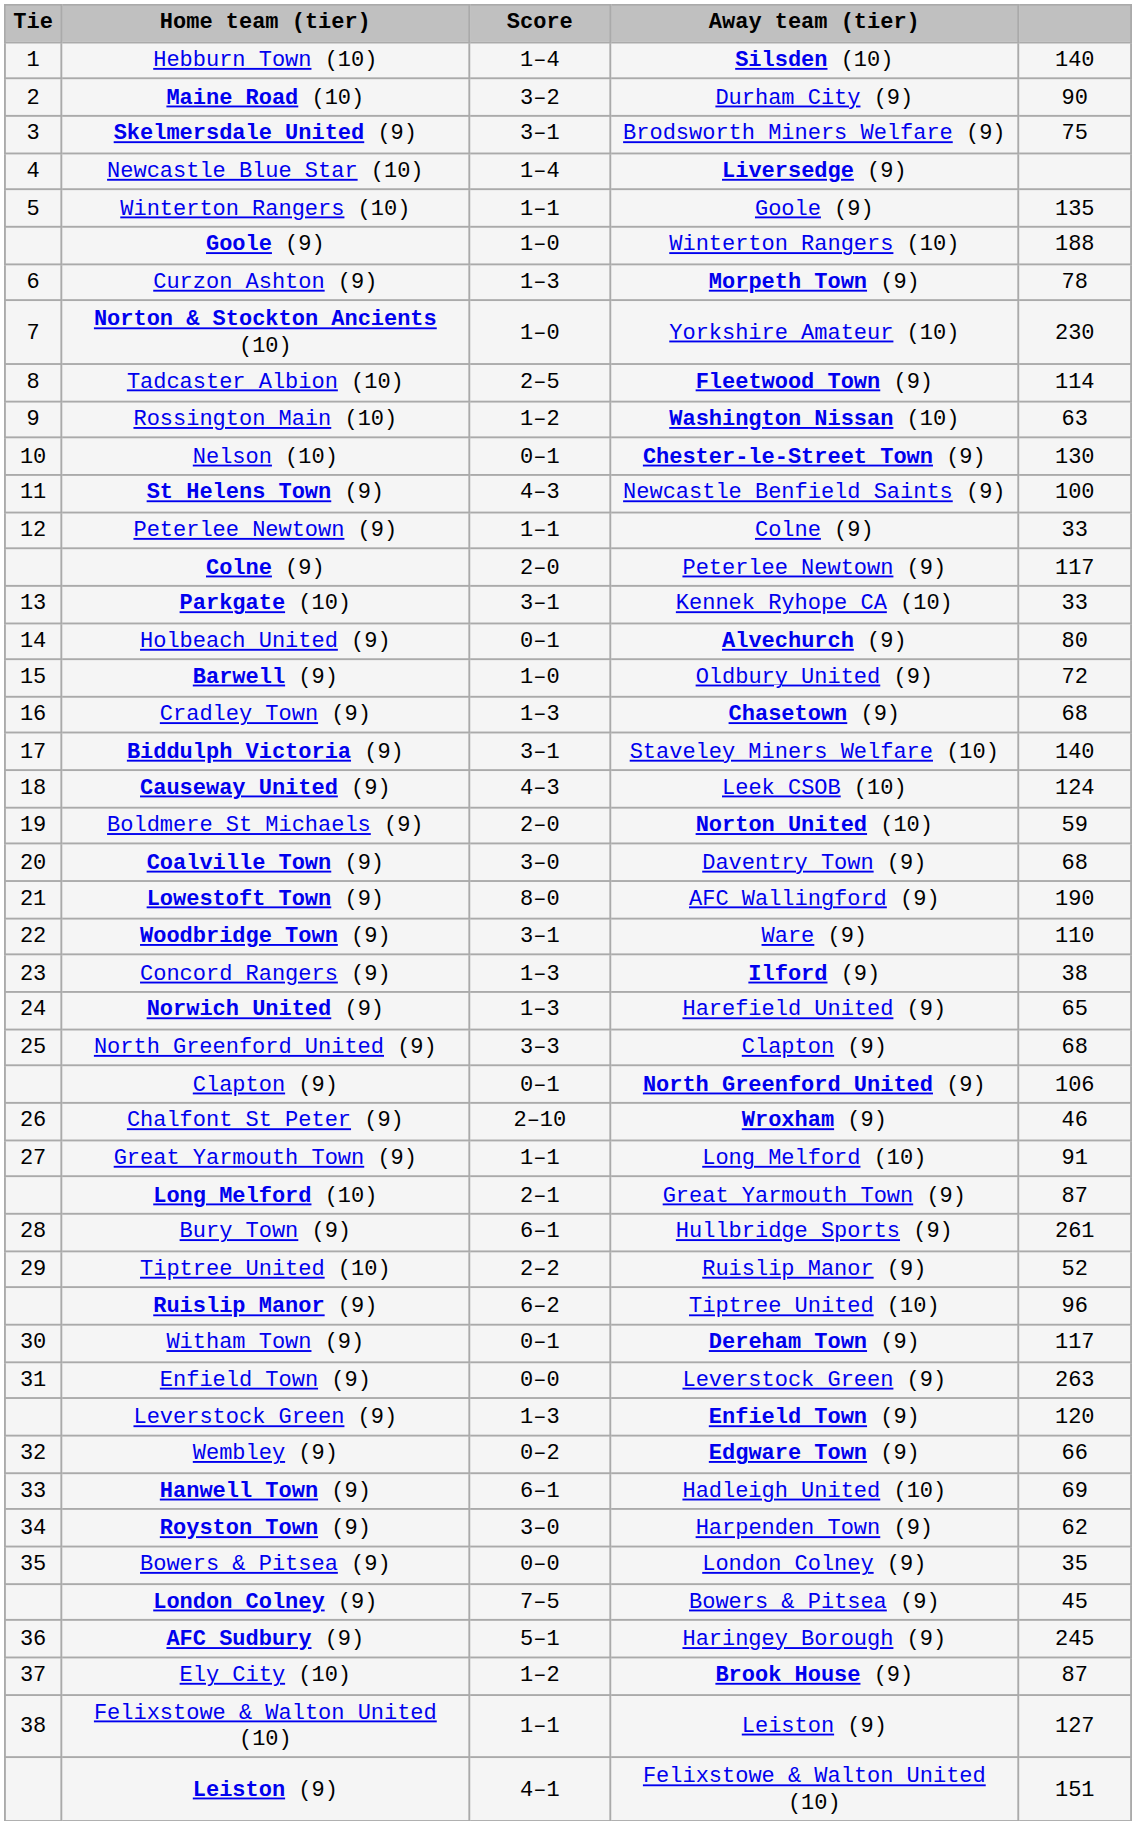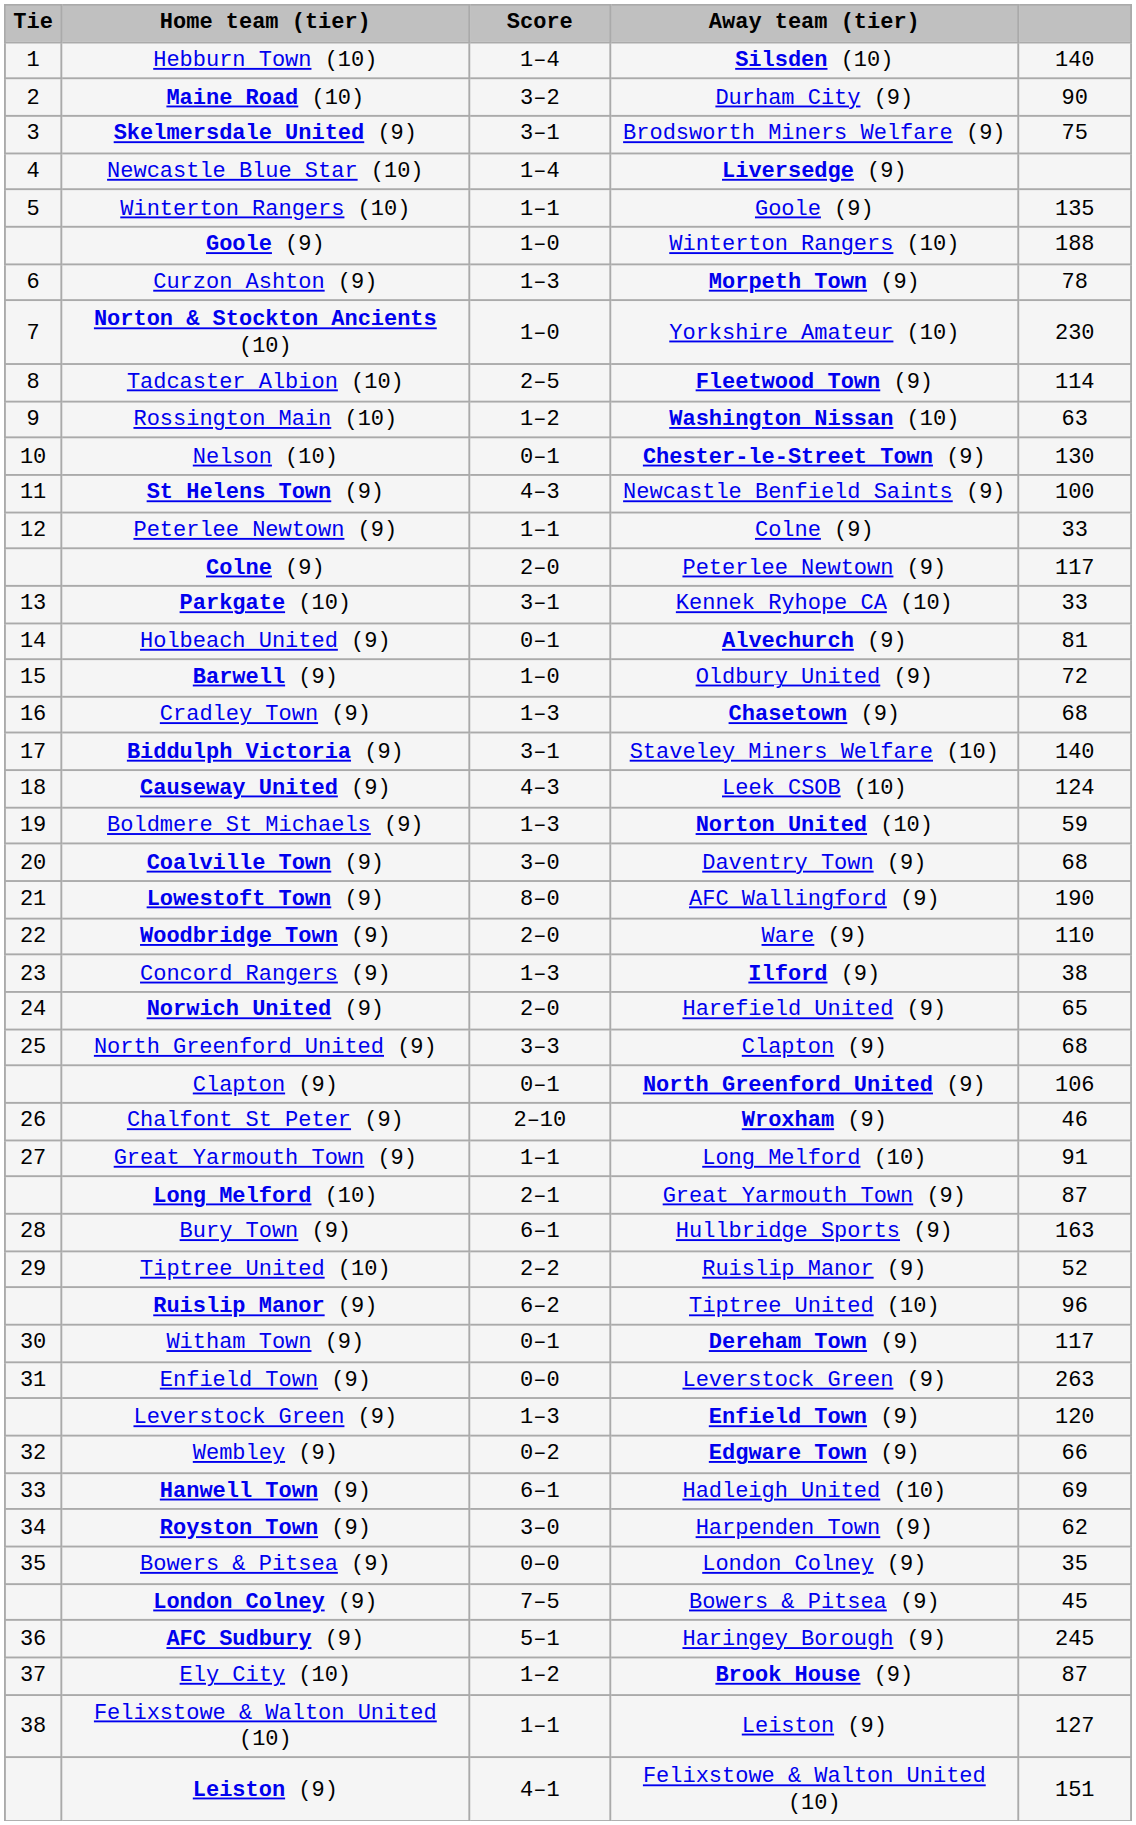(1075, 641) 80 -> (1075, 641) 81
(540, 825) 2–0 -> (540, 825) 1–3
(540, 936) 3–1 -> (540, 936) 2–0
(540, 1010) 1–3 -> (540, 1010) 2–0
(1075, 1232) 261 -> (1075, 1232) 163
